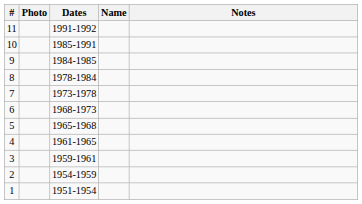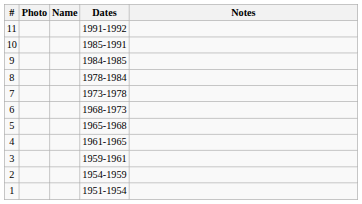columns swapped: (114, 12) <-> (74, 12)
